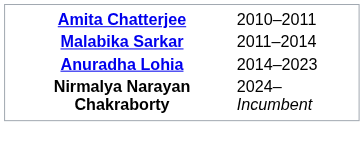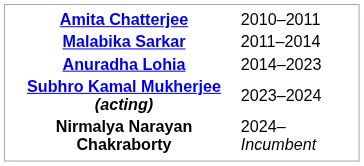+ row: (124, 96)
